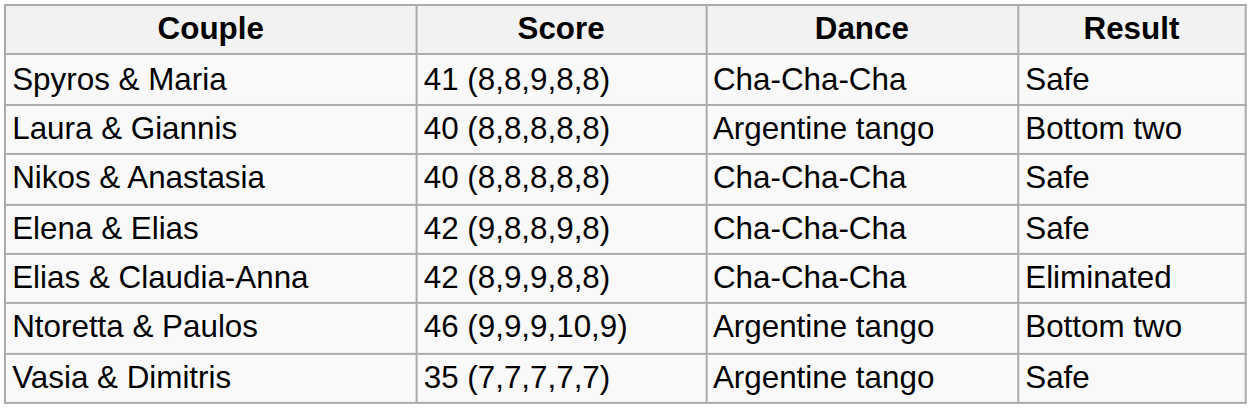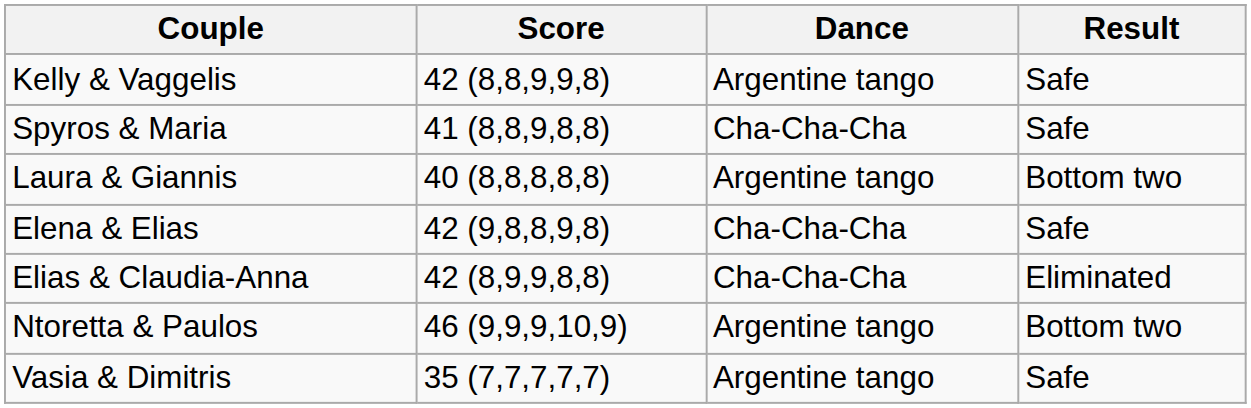+ row: (124, 79)
- row: (139, 178)
